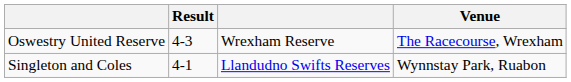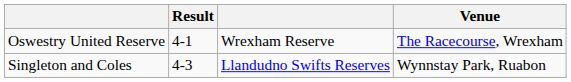(182, 41) 4-3 -> (182, 41) 4-1
(182, 65) 4-1 -> (182, 65) 4-3
